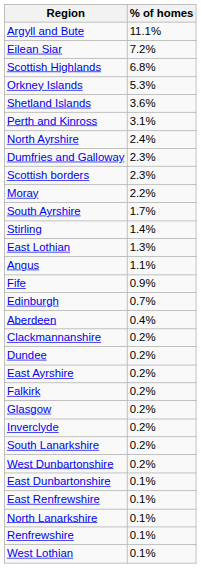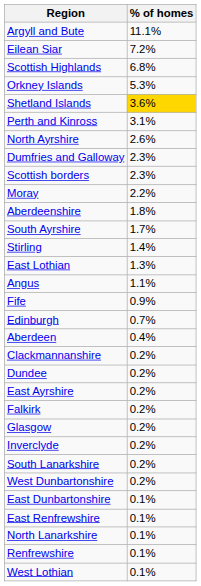(143, 103) no background -> (143, 103) gold background
(143, 139) 2.4% -> (143, 139) 2.6%
+ row: (44, 211)
